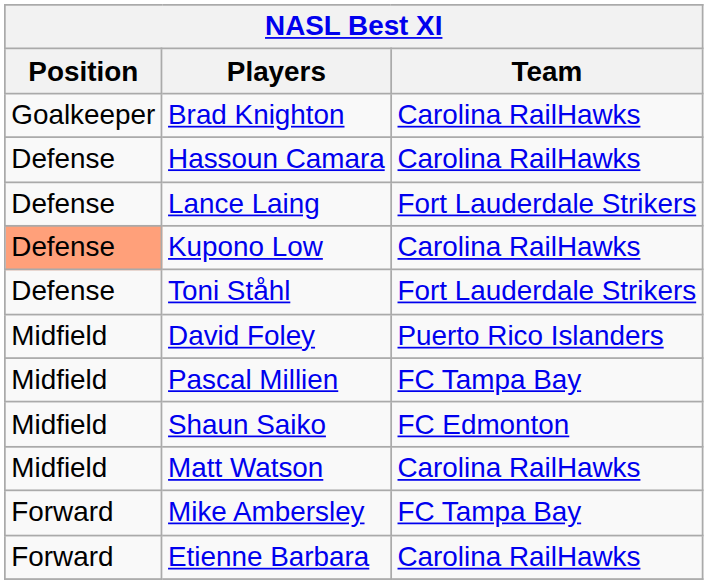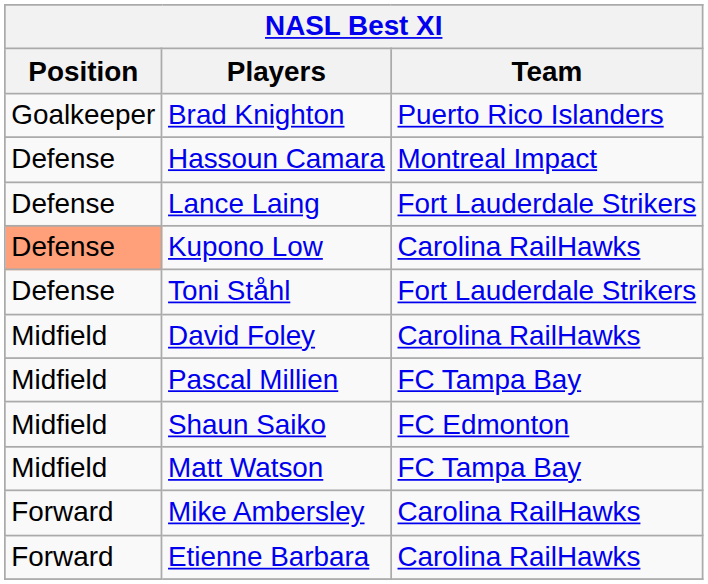(519, 114) Carolina RailHawks -> (531, 114) Puerto Rico Islanders
(519, 159) Carolina RailHawks -> (497, 159) Montreal Impact
(531, 335) Puerto Rico Islanders -> (519, 335) Carolina RailHawks
(519, 468) Carolina RailHawks -> (489, 468) FC Tampa Bay
(489, 512) FC Tampa Bay -> (519, 512) Carolina RailHawks
